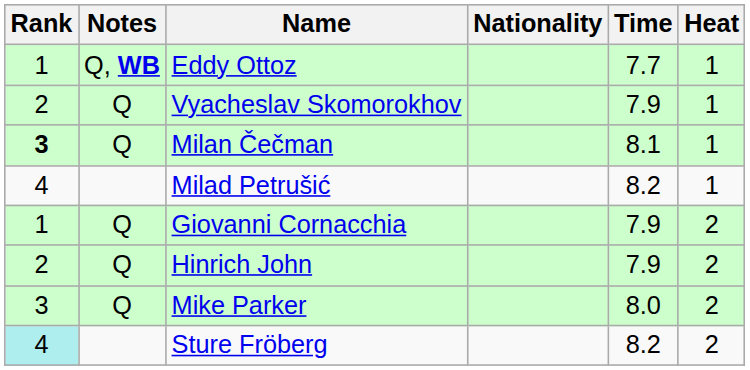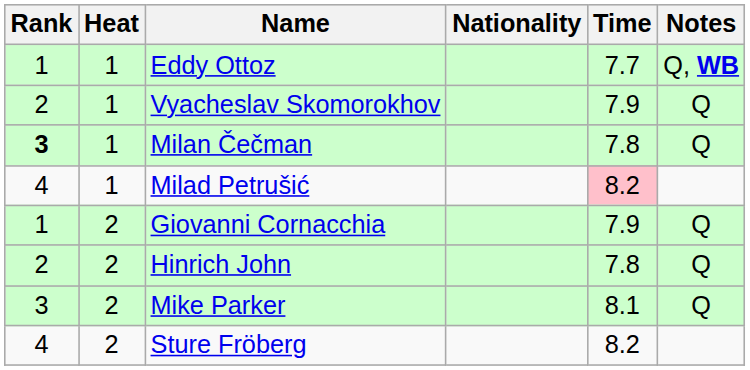columns swapped: (712, 24) <-> (122, 24)
(643, 144) 8.1 -> (622, 144) 7.8
(643, 184) no background -> (622, 184) pink background
(643, 265) 7.9 -> (622, 265) 7.8
(643, 305) 8.0 -> (622, 305) 8.1
(42, 345) paleturquoise background -> (42, 345) no background
